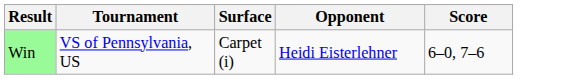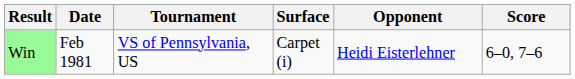+ column: (85, 17)
